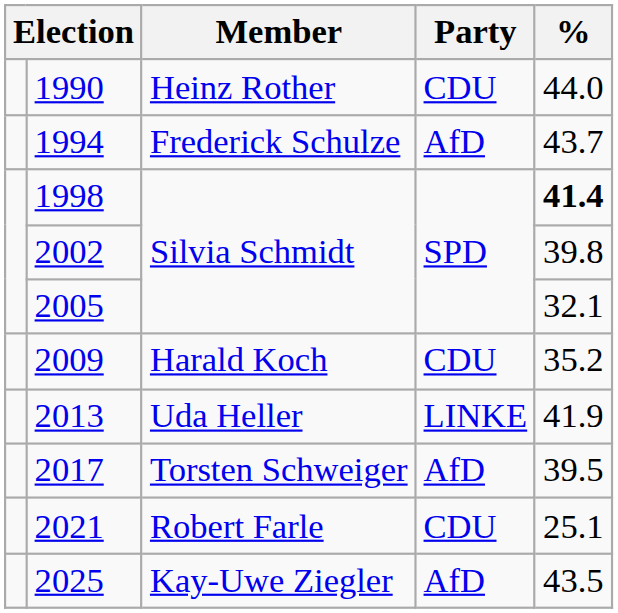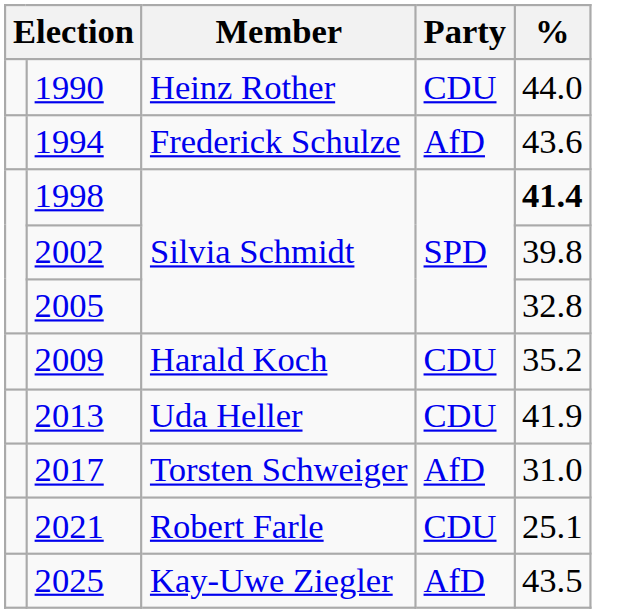(573, 141) 43.7 -> (552, 141) 43.6
(573, 305) 32.1 -> (552, 305) 32.8
(475, 415) LINKE -> (460, 415) CDU
(573, 470) 39.5 -> (552, 470) 31.0
